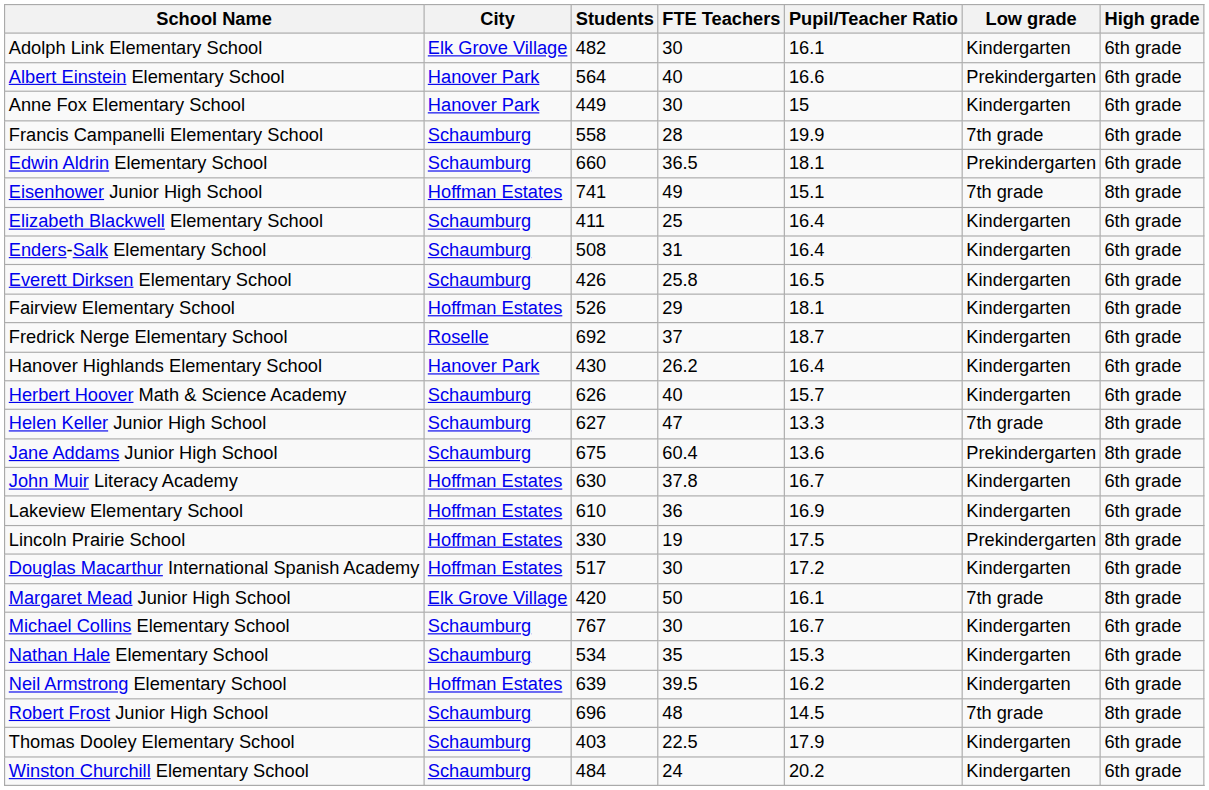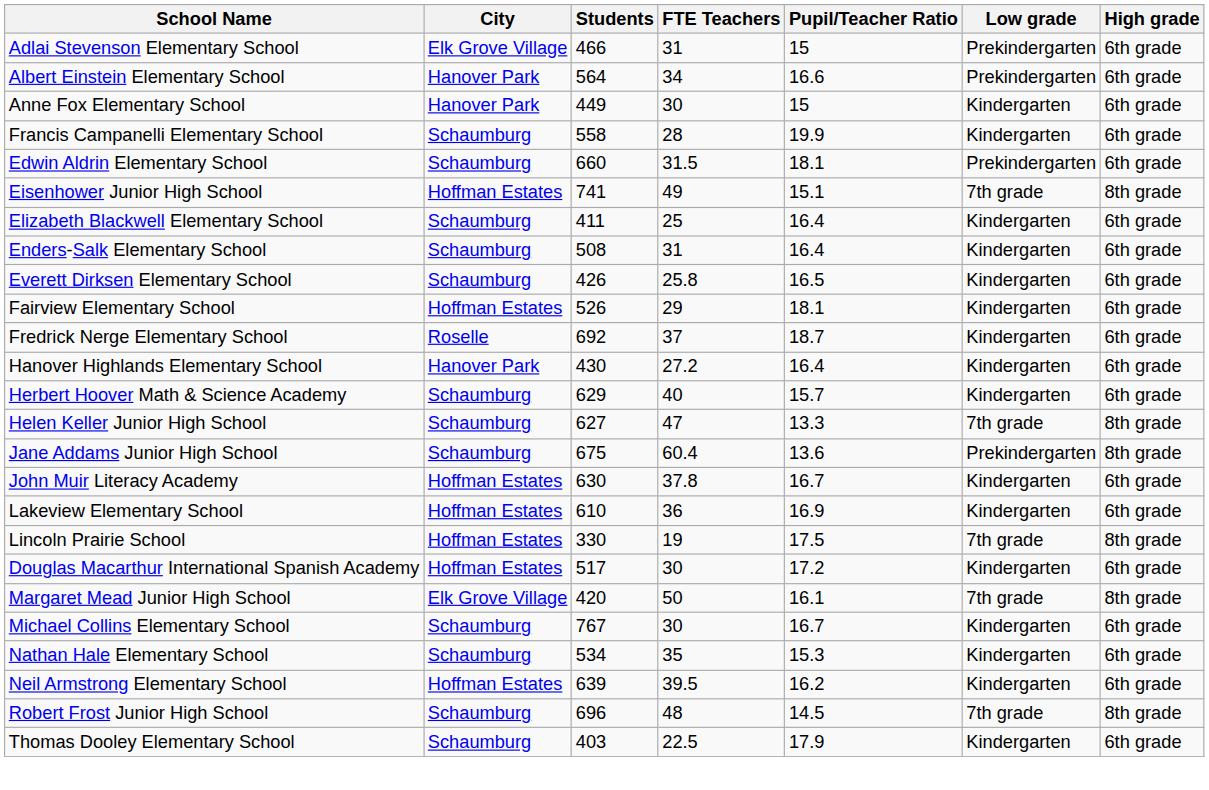+ row: (154, 47)
- row: (136, 47)
(672, 76) 40 -> (672, 76) 34
(1005, 134) 7th grade -> (1018, 134) Kindergarten
(680, 163) 36.5 -> (680, 163) 31.5
(680, 366) 26.2 -> (680, 366) 27.2
(591, 395) 626 -> (591, 395) 629
(1031, 539) Prekindergarten -> (1005, 539) 7th grade
- row: (159, 771)
